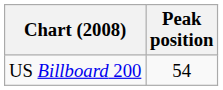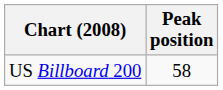(182, 70) 54 -> (182, 70) 58
